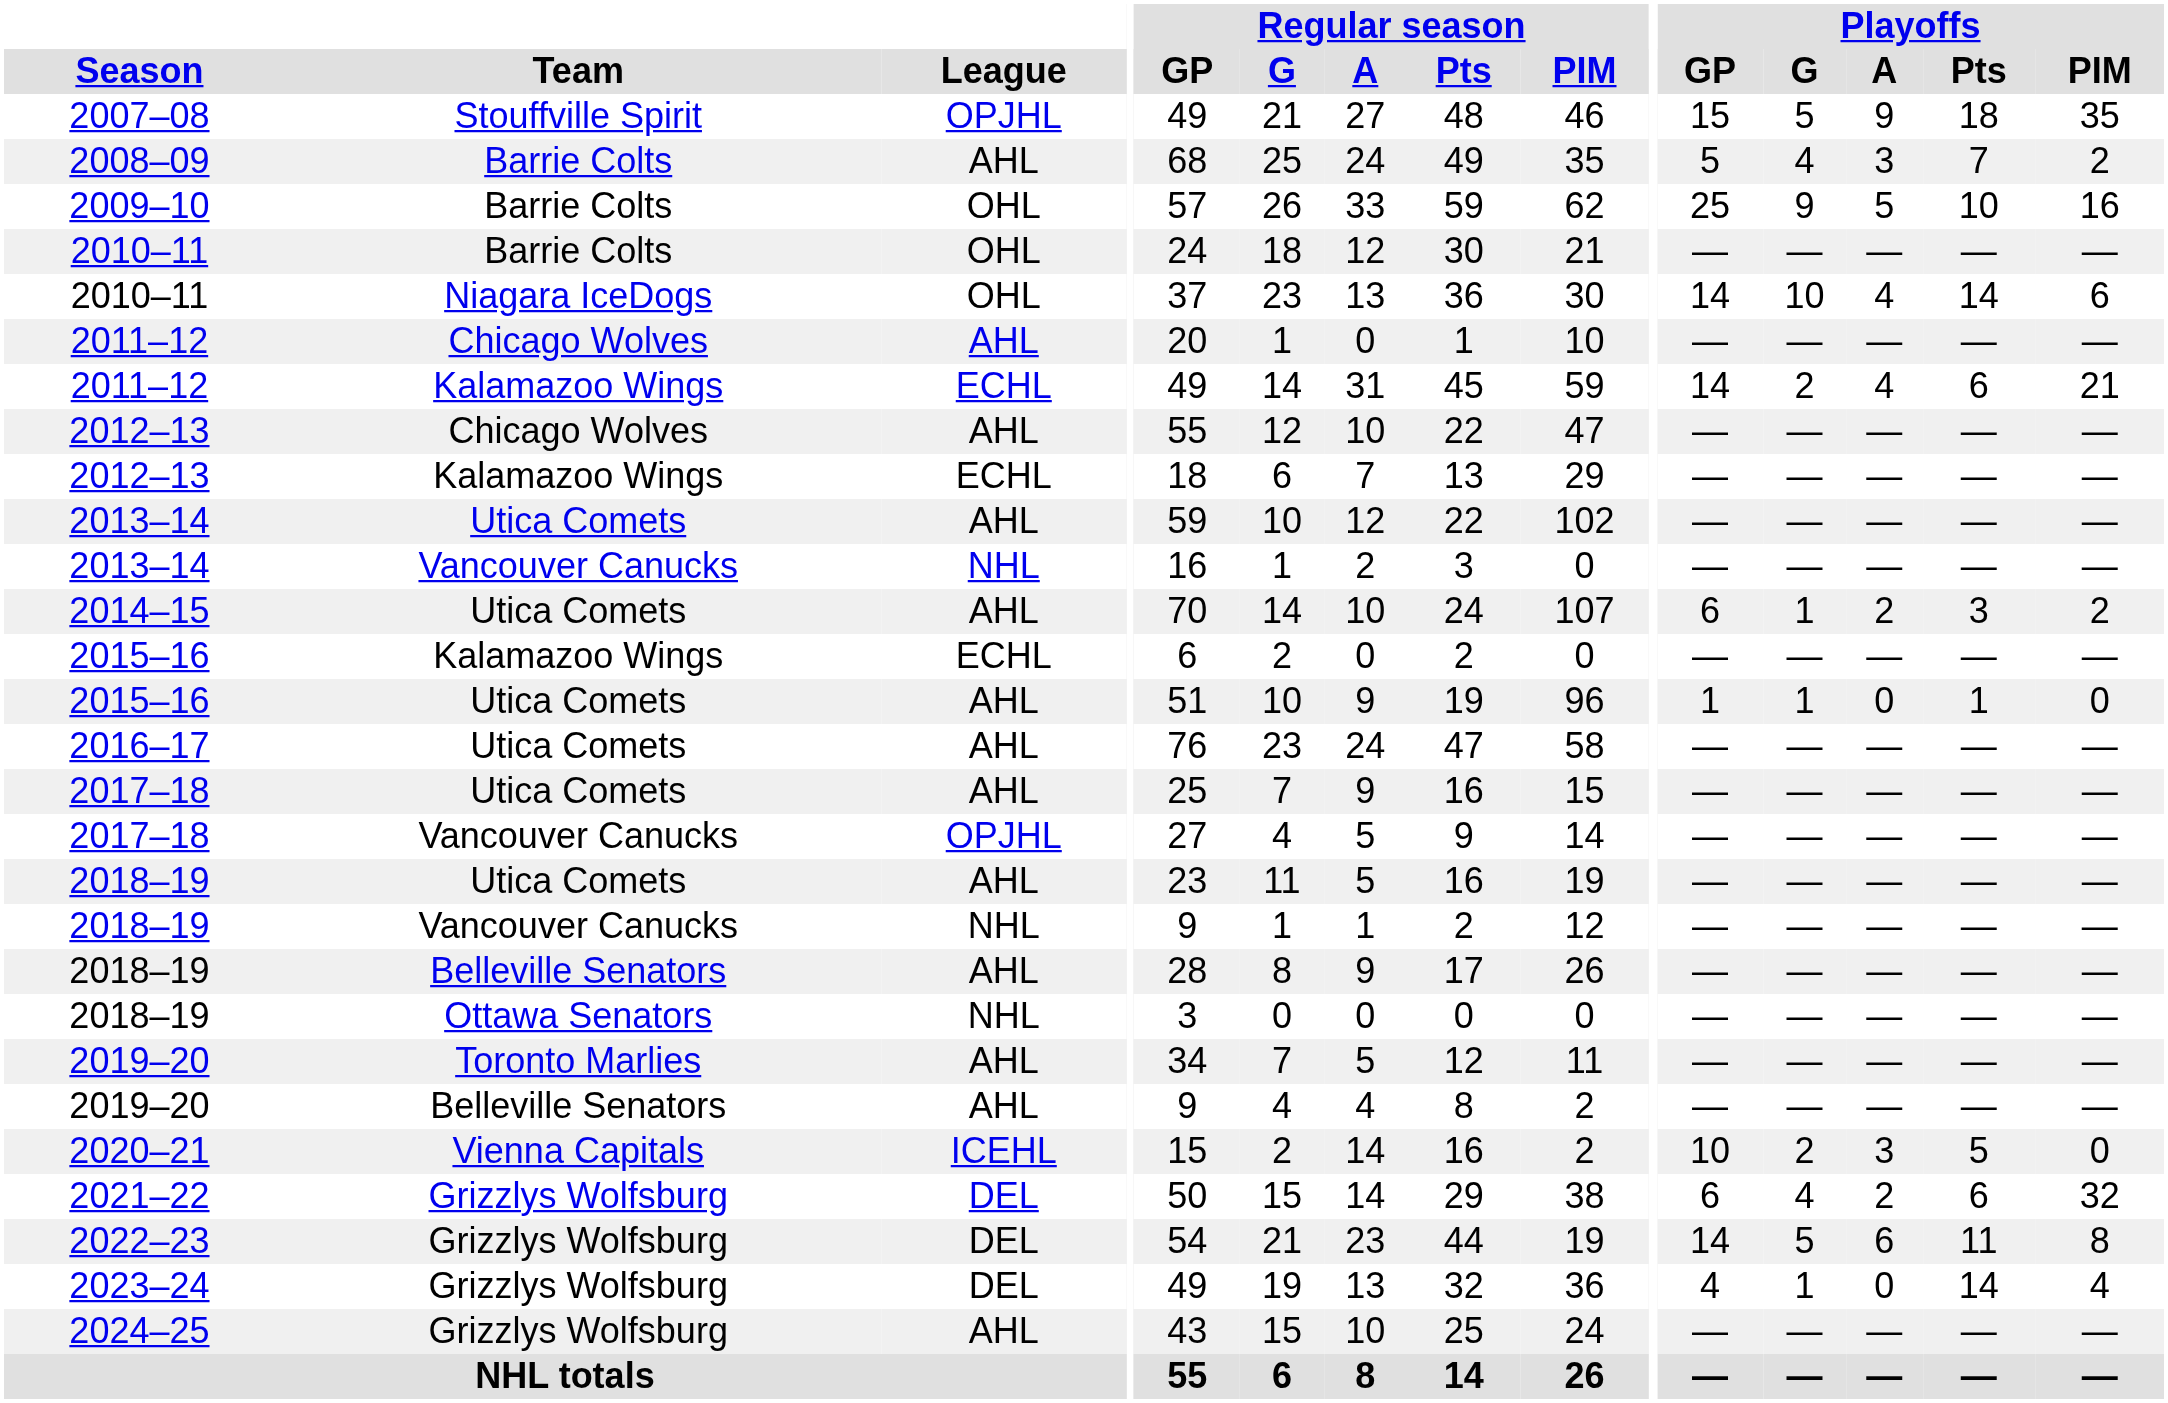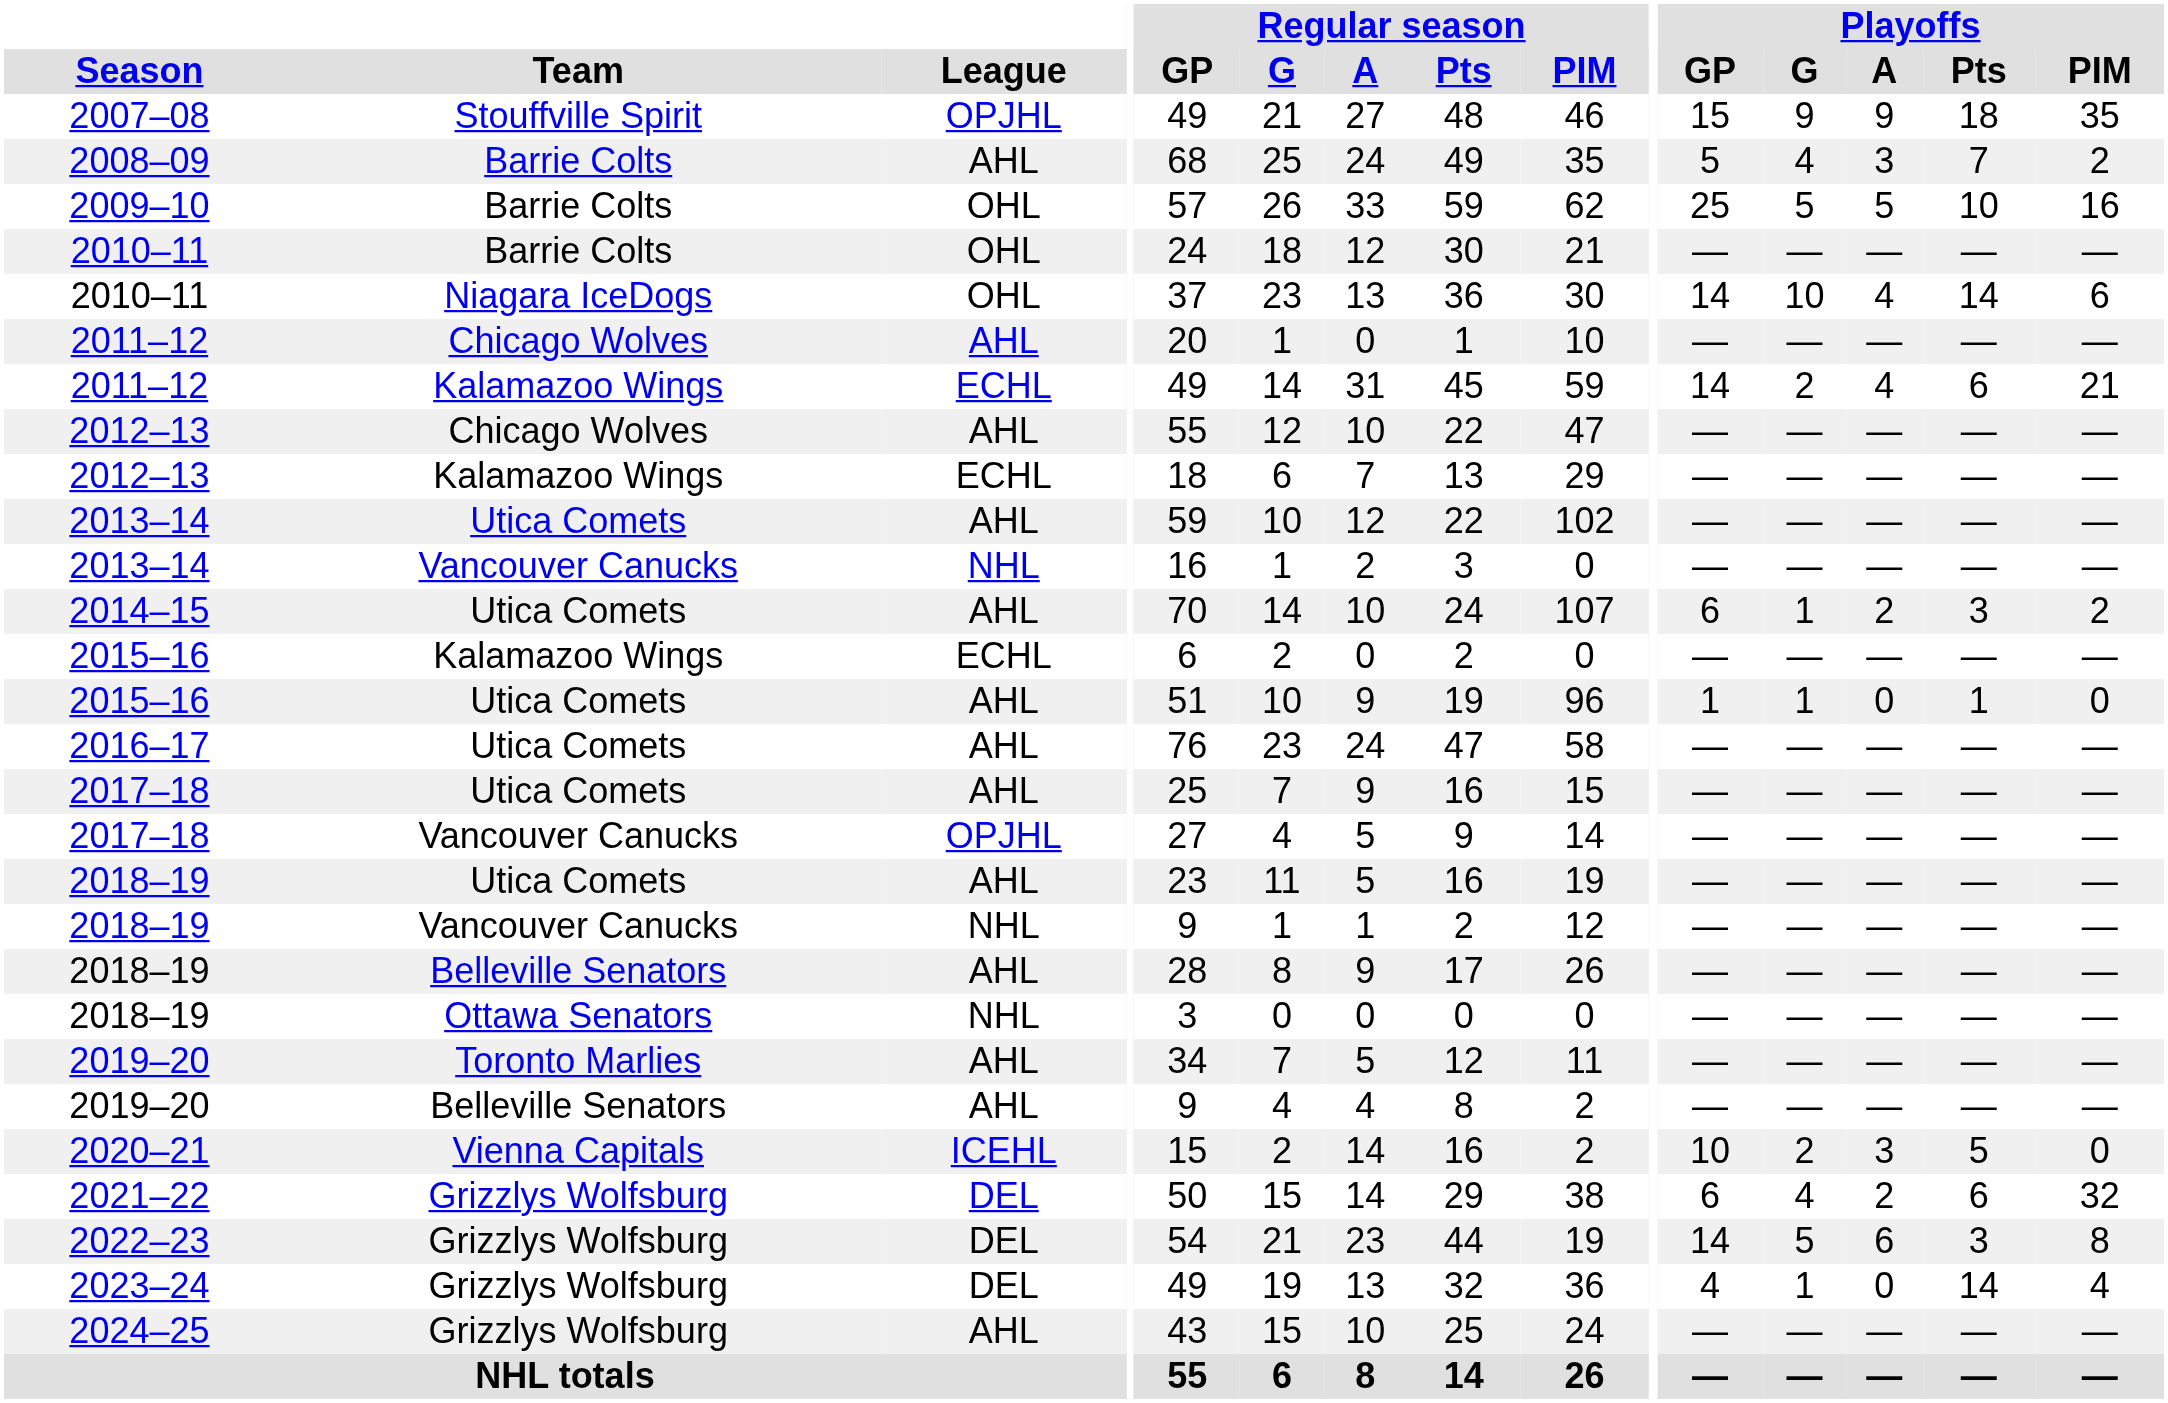(1805, 115) 5 -> (1805, 115) 9
(1805, 205) 9 -> (1805, 205) 5
(1979, 1240) 11 -> (1979, 1240) 3
